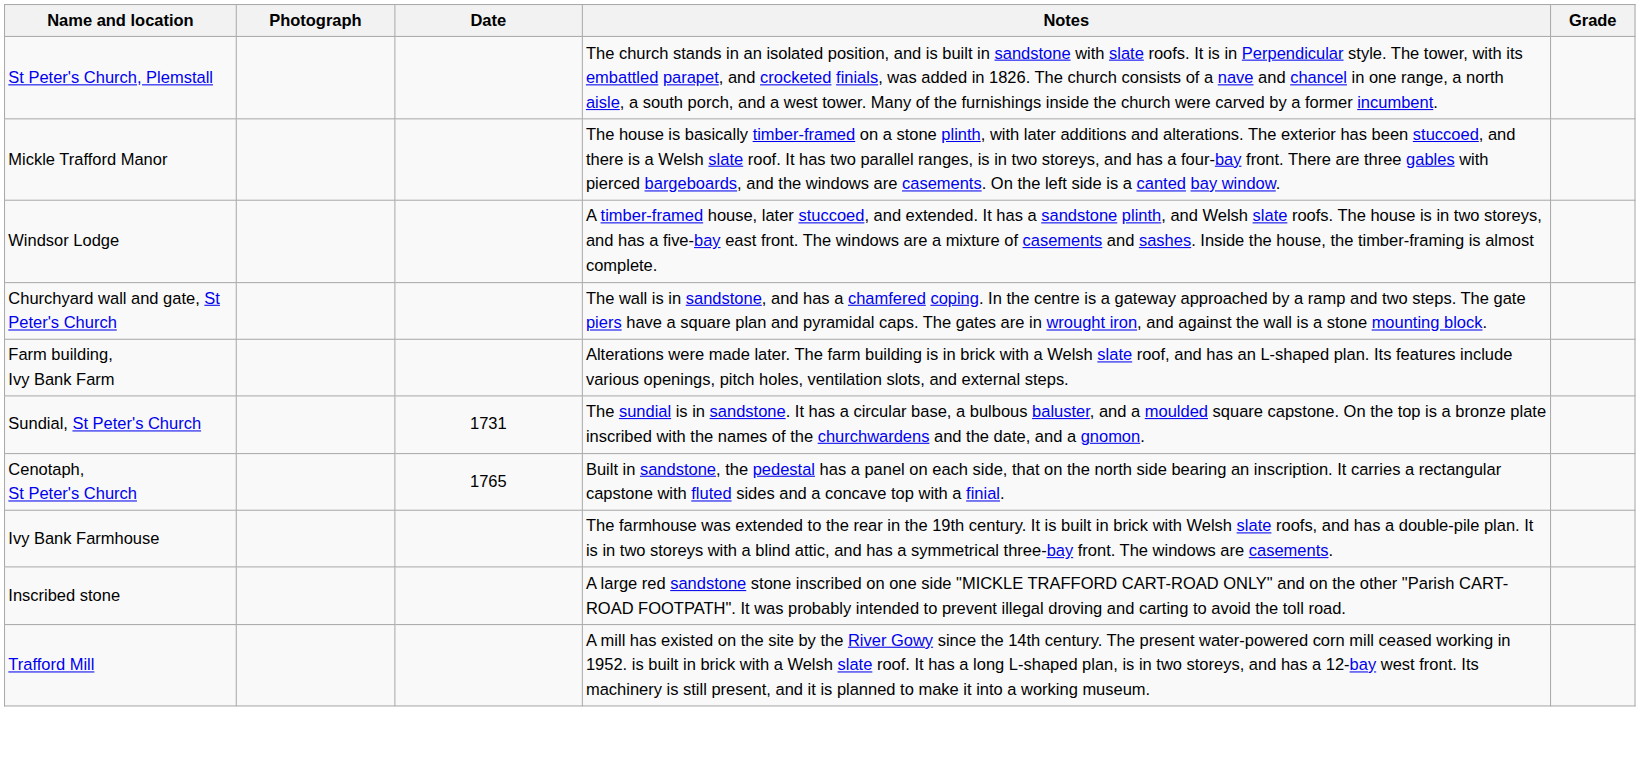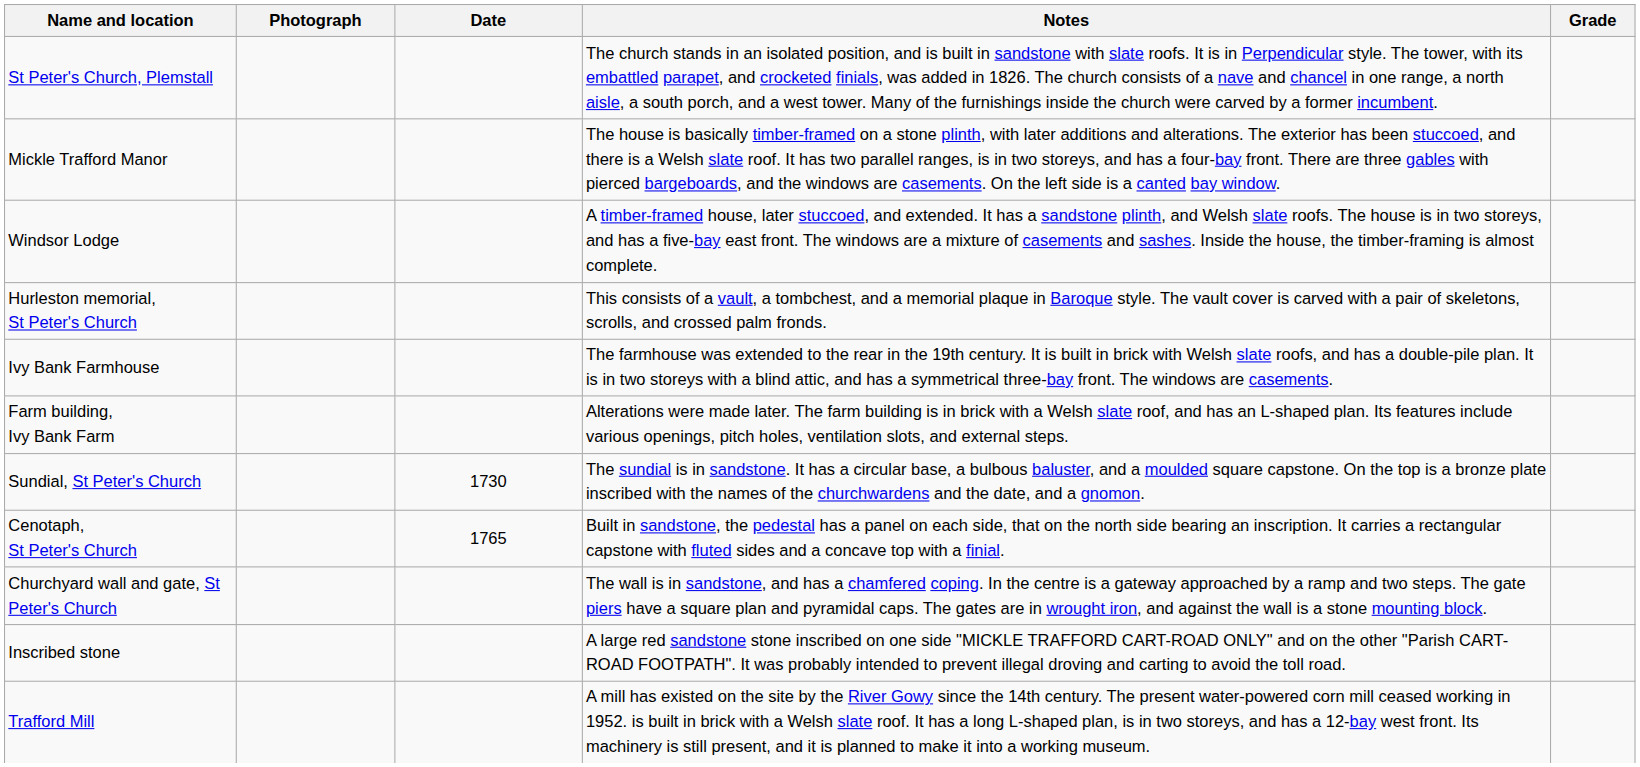+ row: (82, 310)
rows swapped: (84, 538) <-> (114, 310)
(488, 424) 1731 -> (488, 481) 1730
